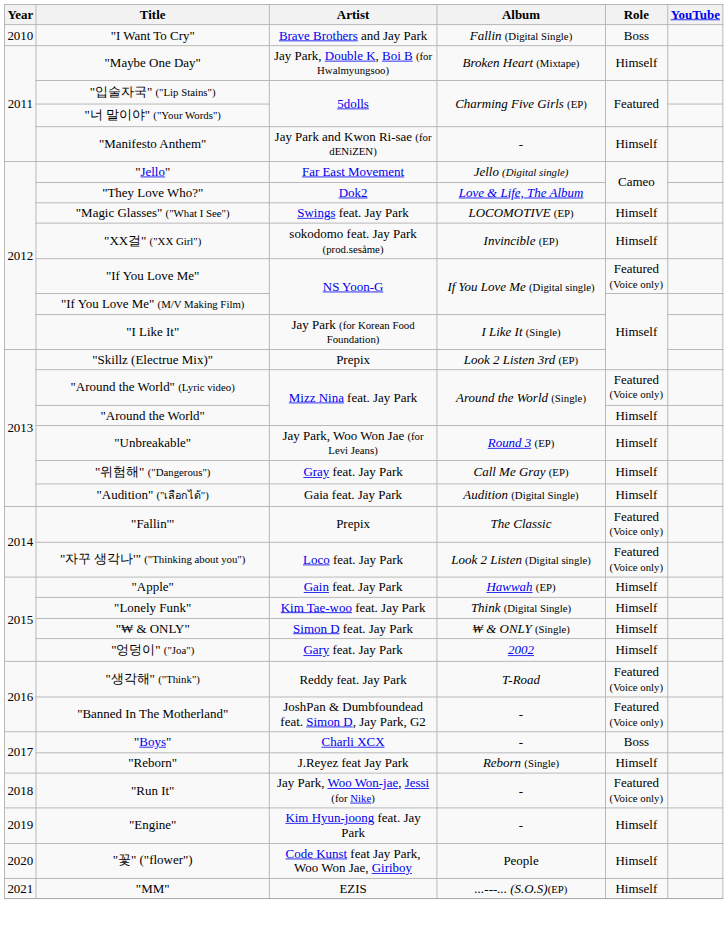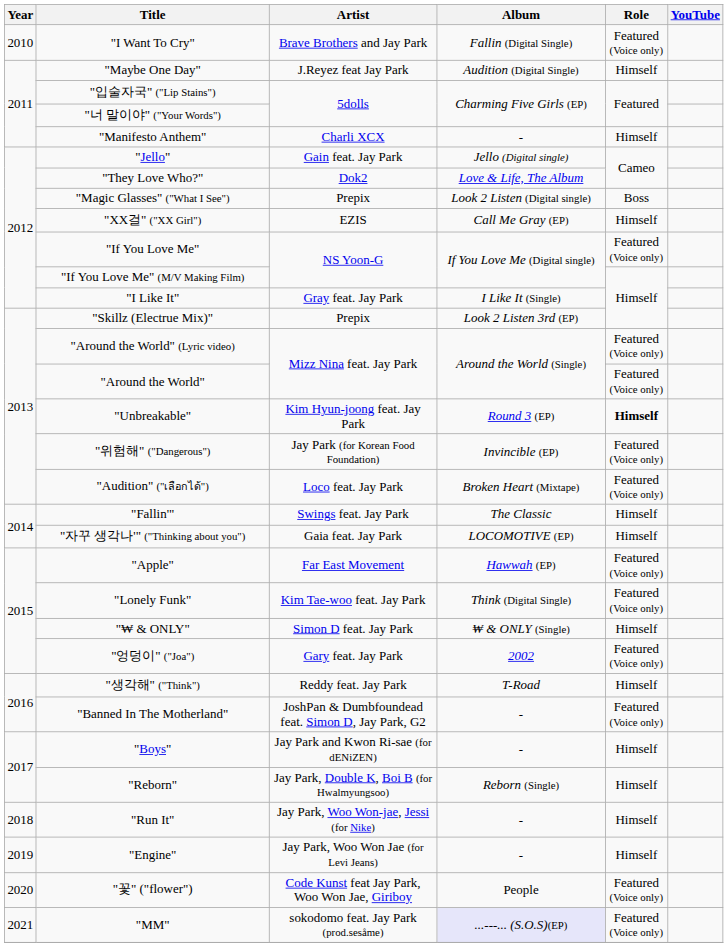(636, 35) Boss -> (636, 42) Featured (Voice only)
(353, 63) Jay Park, Double K, Boi B (for Hwalmyungsoo) -> (353, 70) J.Reyez feat Jay Park
(521, 63) Broken Heart (Mixtape) -> (521, 70) Audition (Digital Single)
(353, 144) Jay Park and Kwon Ri-sae (for dENiZEN) -> (353, 136) Charli XCX
(353, 172) Far East Movement -> (353, 157) Gain feat. Jay Park
(353, 213) Swings feat. Jay Park -> (353, 198) Prepix
(521, 213) LOCOMOTIVE (EP) -> (521, 198) Look 2 Listen (Digital single)
(636, 213) Himself -> (636, 198) Boss
(353, 241) sokodomo feat. Jay Park (prod.sesåme) -> (353, 220) EZIS
(521, 241) Invincible (EP) -> (521, 220) Call Me Gray (EP)
(353, 331) Jay Park (for Korean Food Foundation) -> (353, 297) Gray feat. Jay Park
(636, 415) Himself -> (636, 381) Featured (Voice only)
(353, 443) Jay Park, Woo Won Jae (for Levi Jeans) -> (353, 416) Kim Hyun-joong feat. Jay Park
(636, 443) normal -> (636, 416) bold
(353, 472) Gray feat. Jay Park -> (353, 451) Jay Park (for Korean Food Foundation)
(521, 472) Call Me Gray (EP) -> (521, 451) Invincible (EP)
(636, 472) Himself -> (636, 451) Featured (Voice only)
(353, 495) Gaia feat. Jay Park -> (353, 486) Loco feat. Jay Park
(521, 495) Audition (Digital Single) -> (521, 486) Broken Heart (Mixtape)
(636, 495) Himself -> (636, 486) Featured (Voice only)
(353, 524) Prepix -> (353, 514) Swings feat. Jay Park
(636, 524) Featured (Voice only) -> (636, 514) Himself
(353, 559) Loco feat. Jay Park -> (353, 536) Gaia feat. Jay Park
(521, 559) Look 2 Listen (Digital single) -> (521, 536) LOCOMOTIVE (EP)
(636, 559) Featured (Voice only) -> (636, 536) Himself
(353, 587) Gain feat. Jay Park -> (353, 565) Far East Movement
(636, 587) Himself -> (636, 565) Featured (Voice only)
(636, 607) Himself -> (636, 600) Featured (Voice only)
(636, 650) Himself -> (636, 656) Featured (Voice only)
(636, 679) Featured (Voice only) -> (636, 685) Himself
(353, 742) Charli XCX -> (353, 749) Jay Park and Kwon Ri-sae (for dENiZEN)
(636, 742) Boss -> (636, 749) Himself
(353, 762) J.Reyez feat Jay Park -> (353, 784) Jay Park, Double K, Boi B (for Hwalmyungsoo)
(636, 790) Featured (Voice only) -> (636, 819) Himself
(353, 825) Kim Hyun-joong feat. Jay Park -> (353, 854) Jay Park, Woo Won Jae (for Levi Jeans)
(636, 860) Himself -> (636, 890) Featured (Voice only)
(353, 888) EZIS -> (353, 925) sokodomo feat. Jay Park (prod.sesåme)
(521, 888) no background -> (521, 925) lavender background
(636, 888) Himself -> (636, 925) Featured (Voice only)
